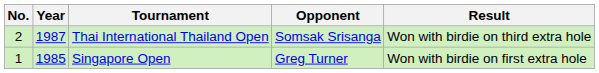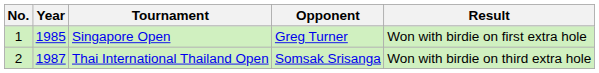rows swapped: (121, 58) <-> (170, 37)
